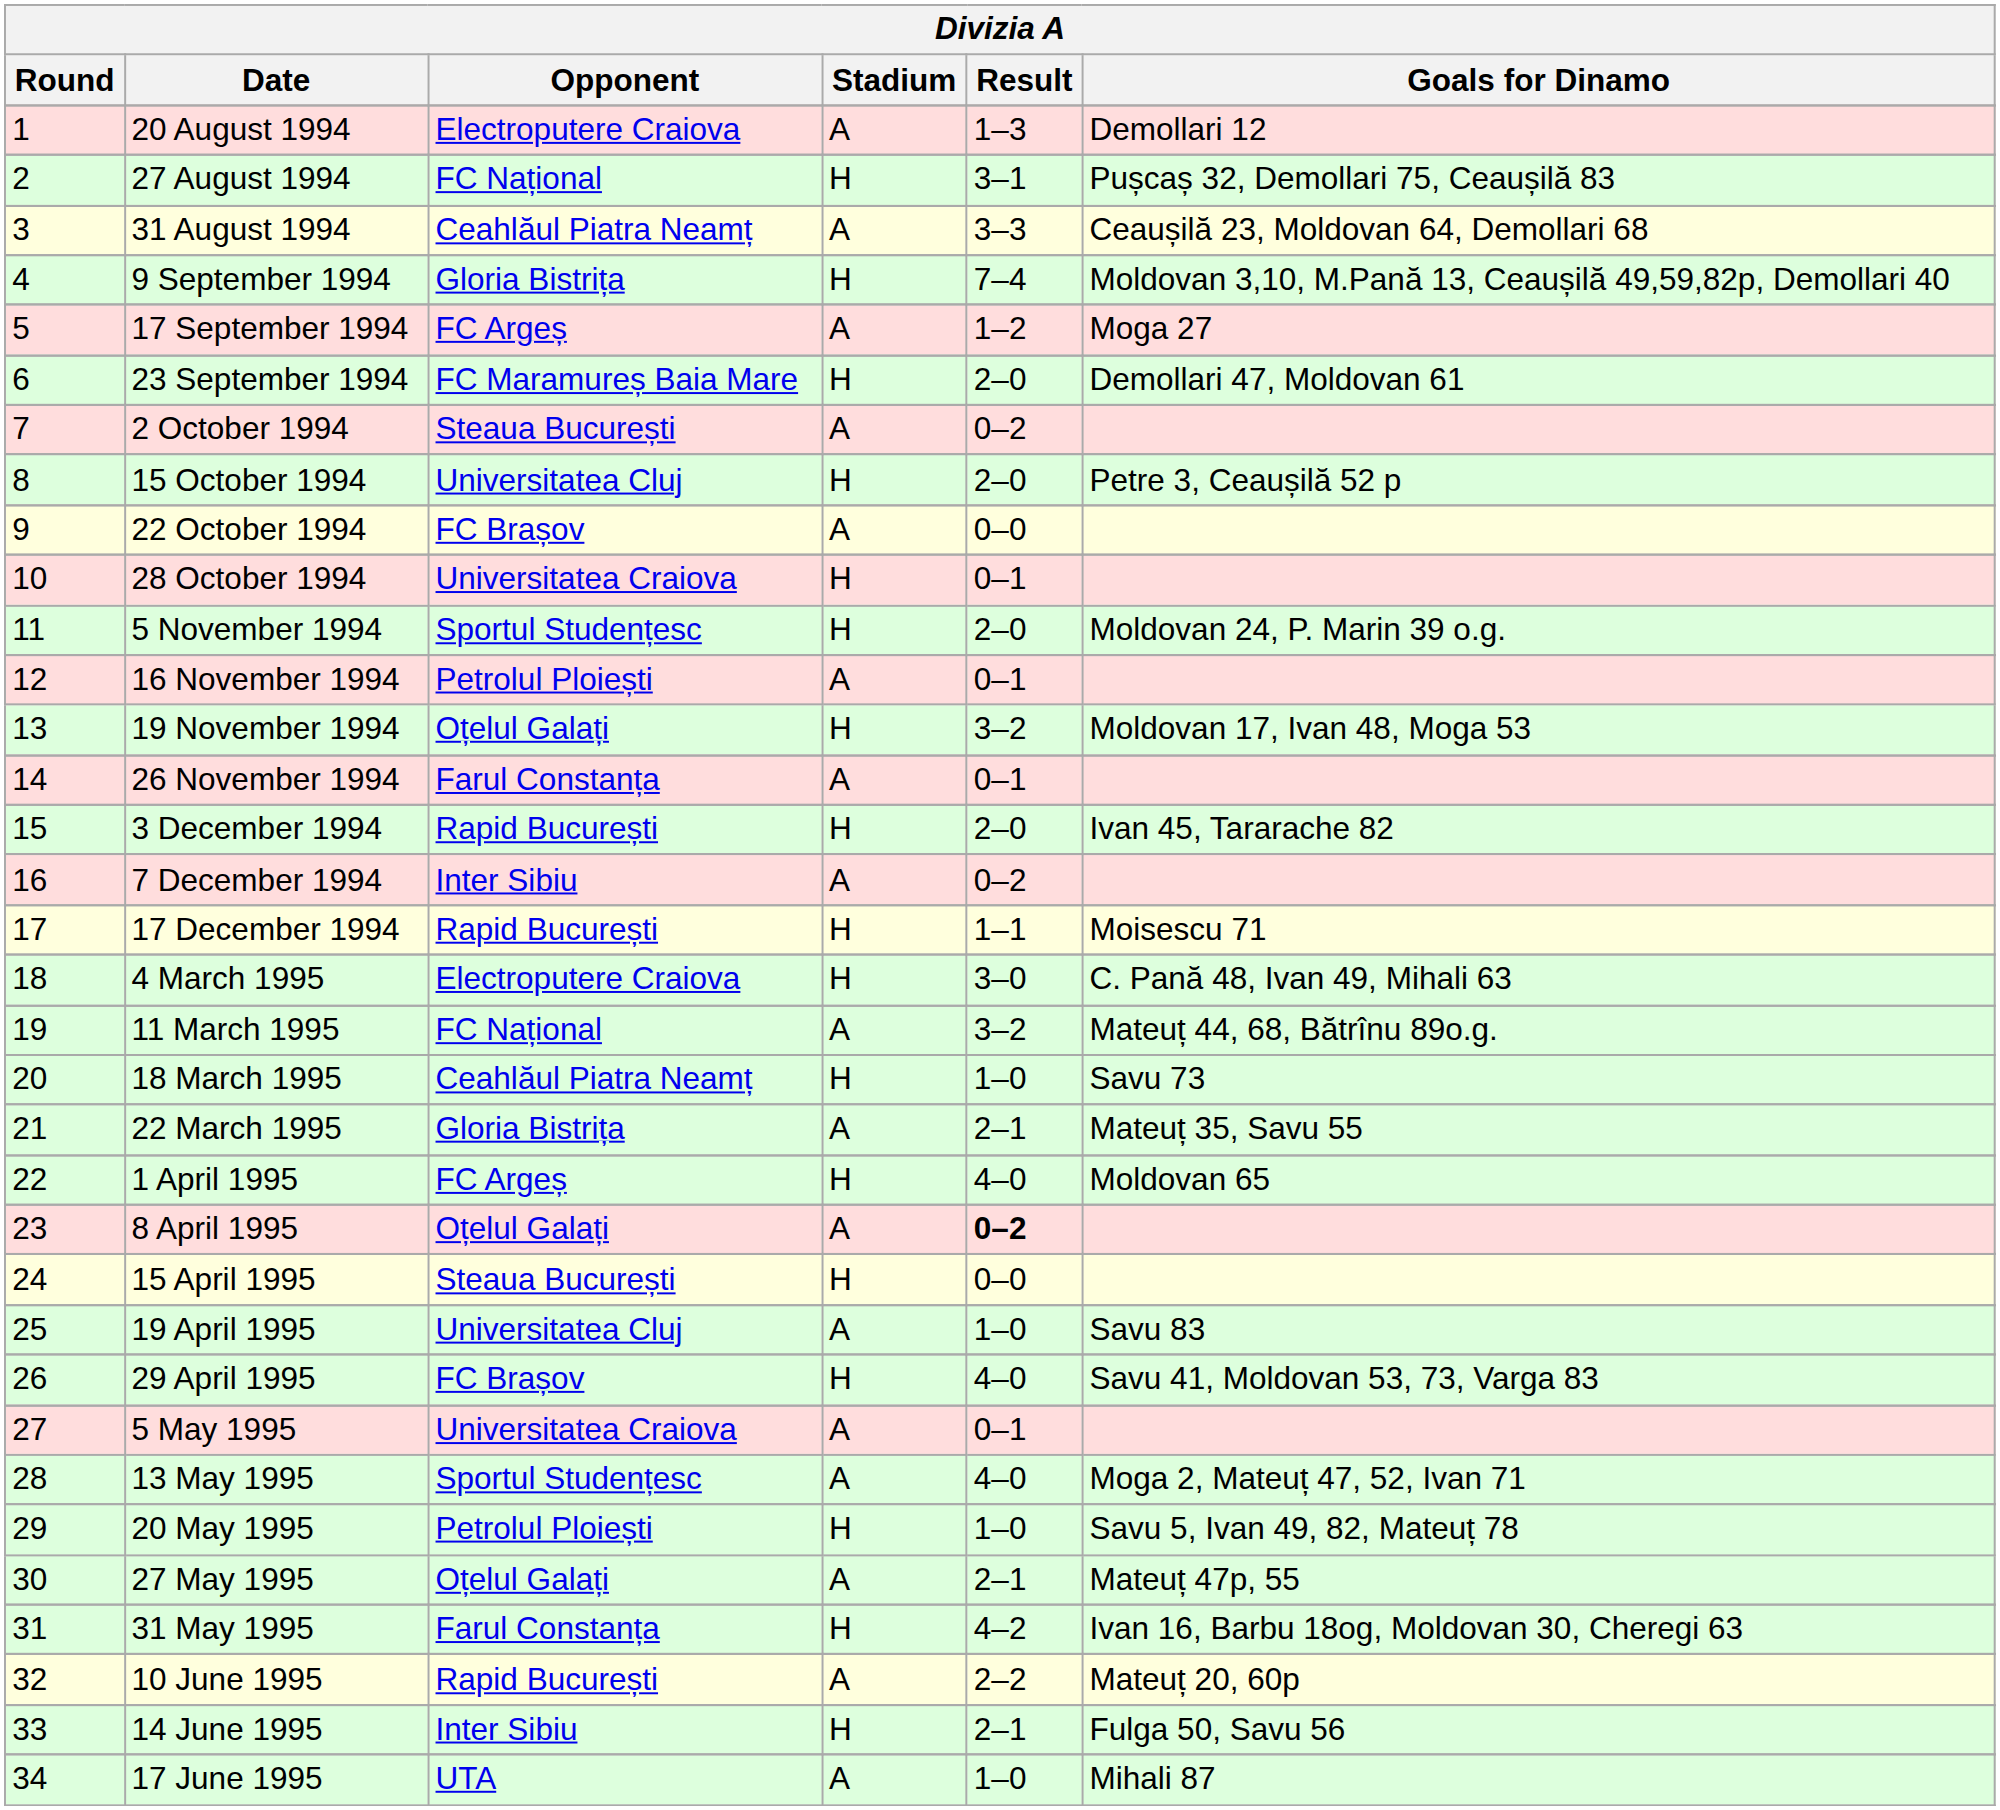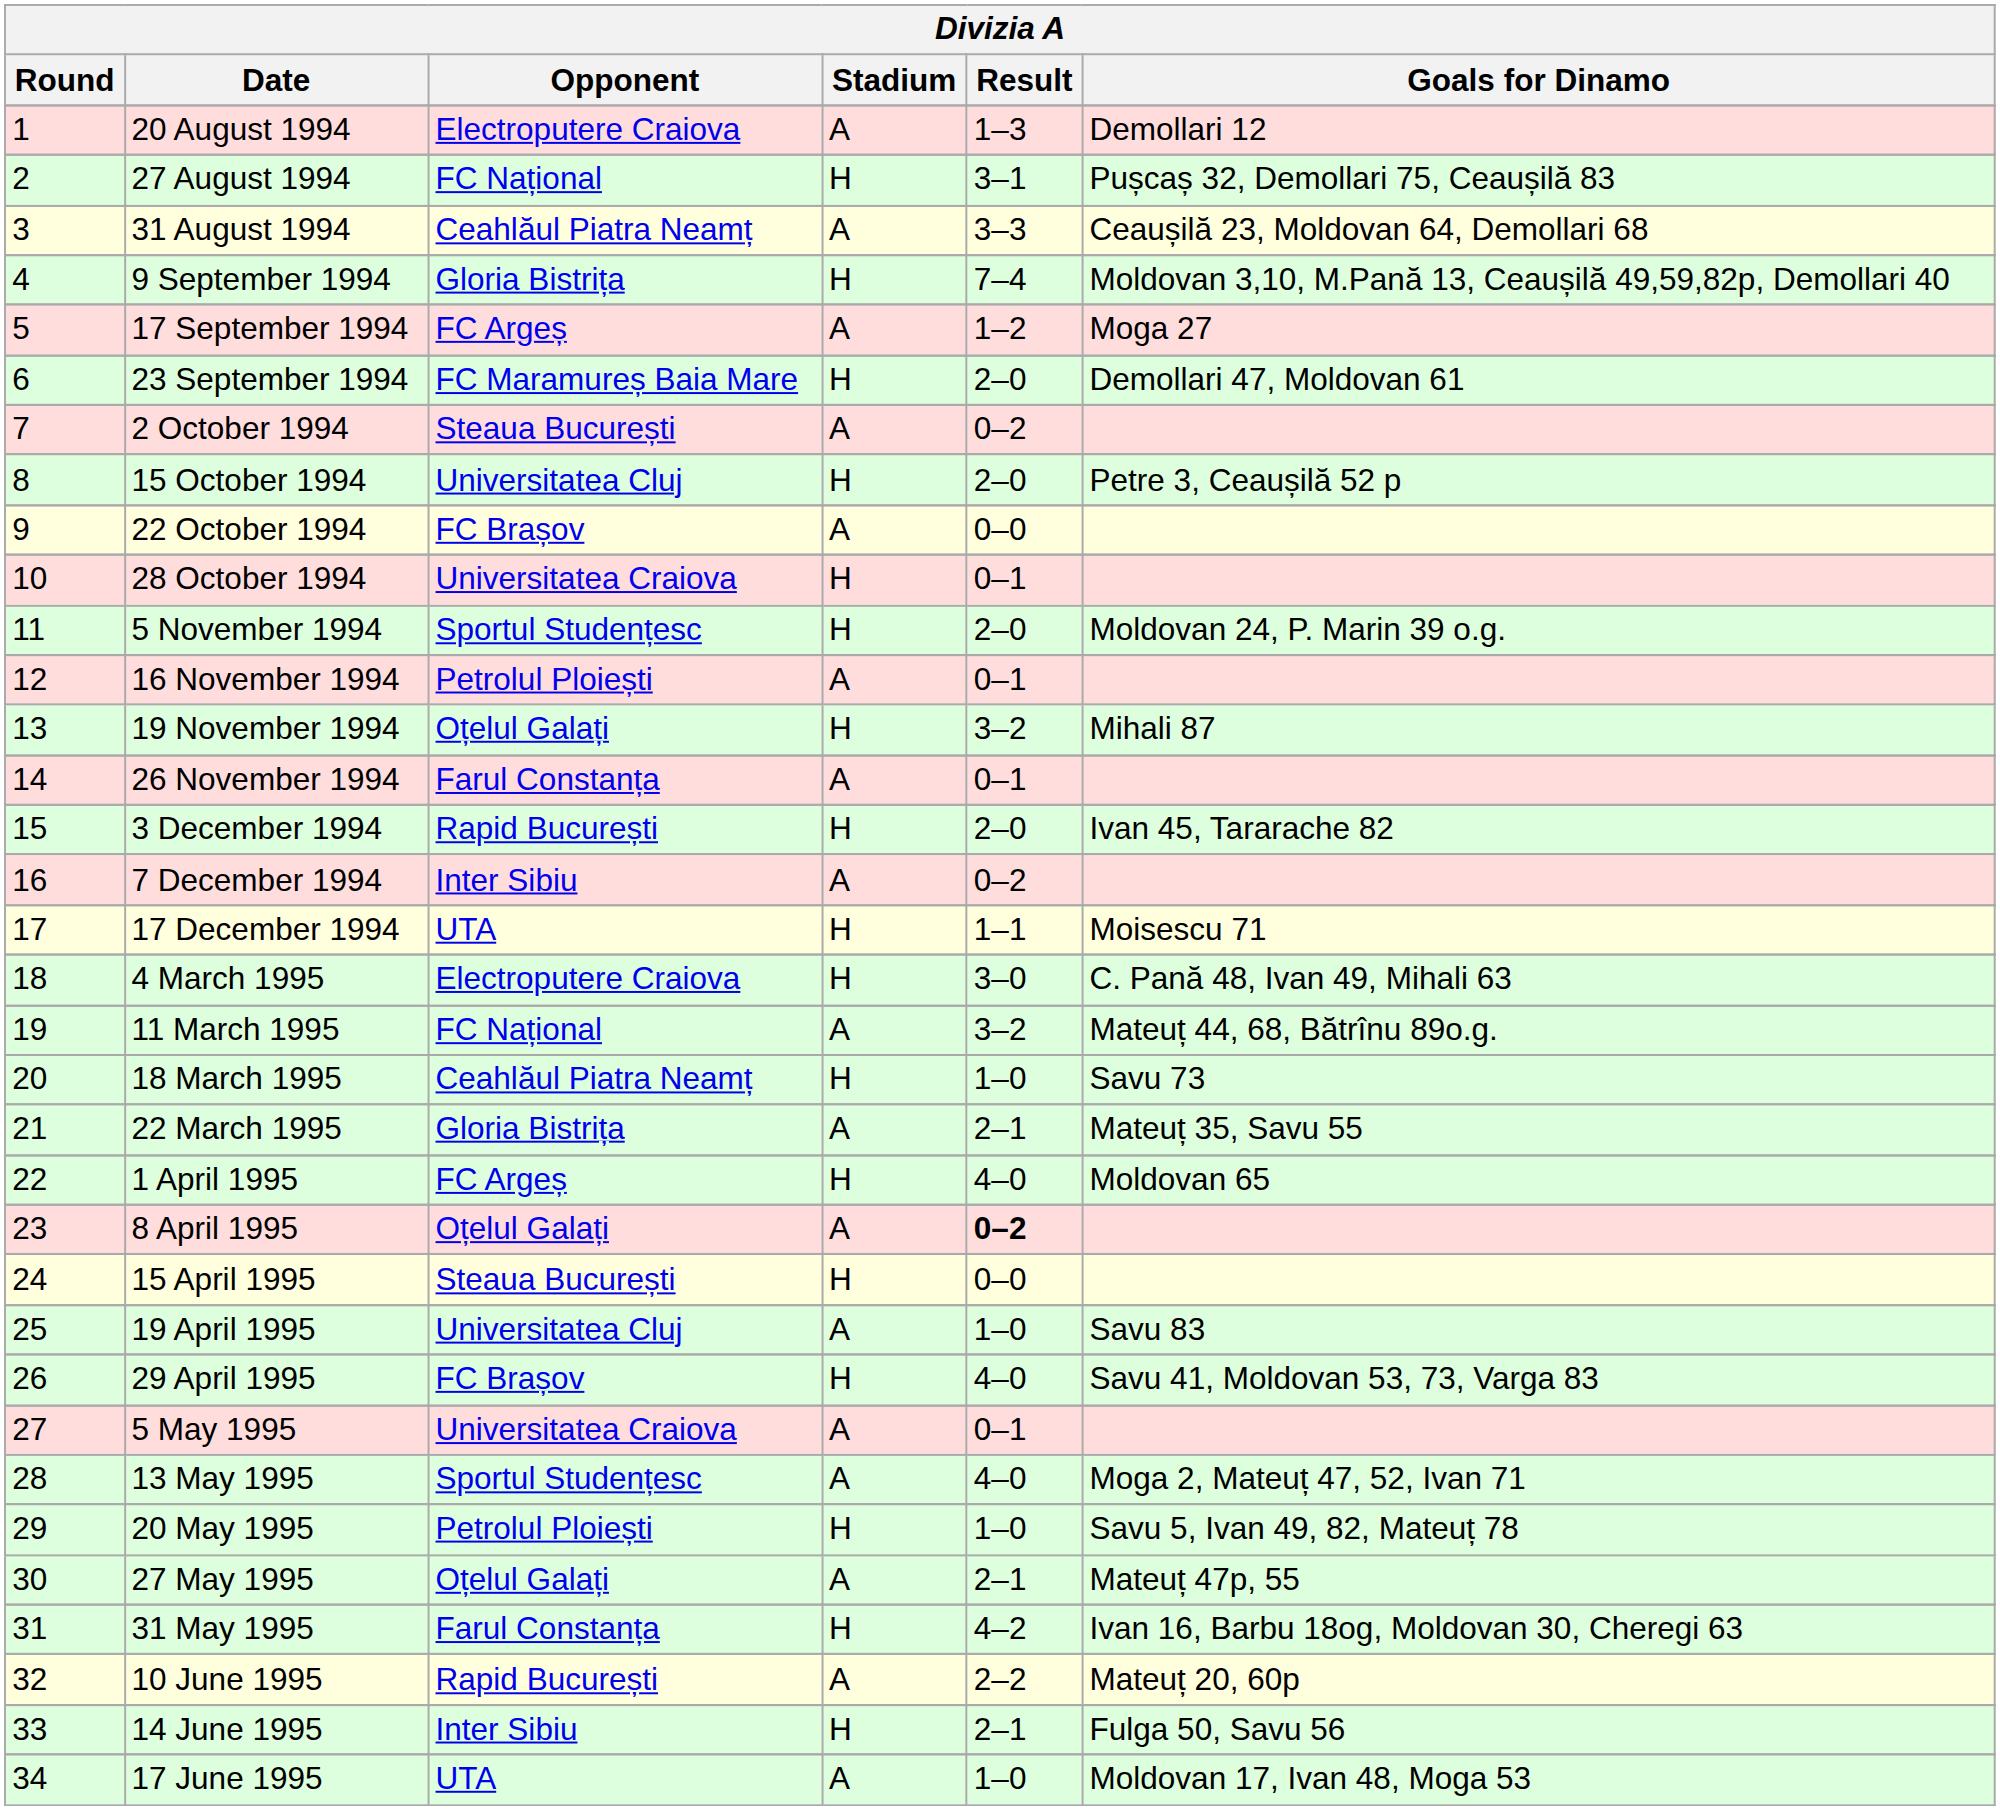(1310, 729) Moldovan 17, Ivan 48, Moga 53 -> (1153, 729) Mihali 87
(547, 929) Rapid București -> (466, 929) UTA
(1153, 1779) Mihali 87 -> (1310, 1779) Moldovan 17, Ivan 48, Moga 53
